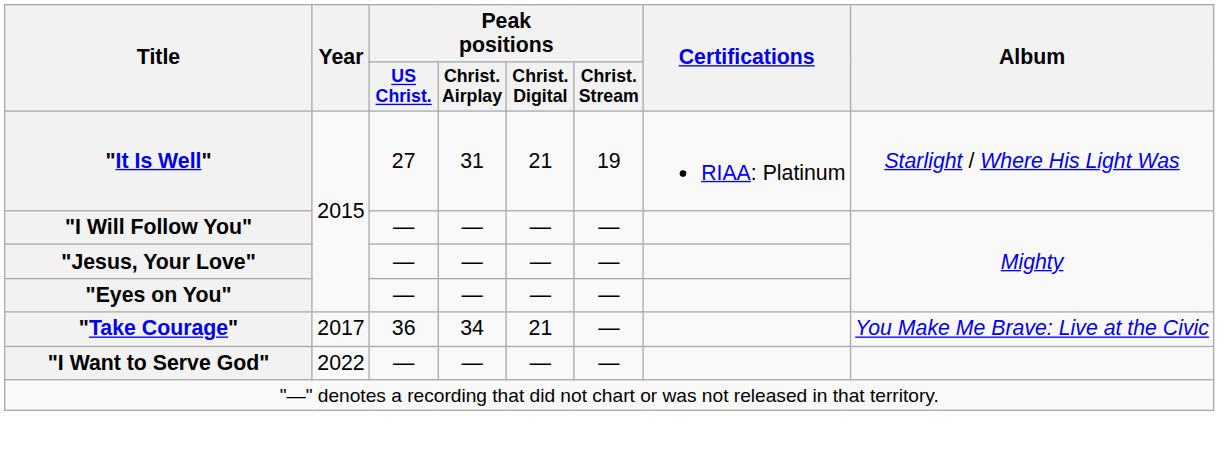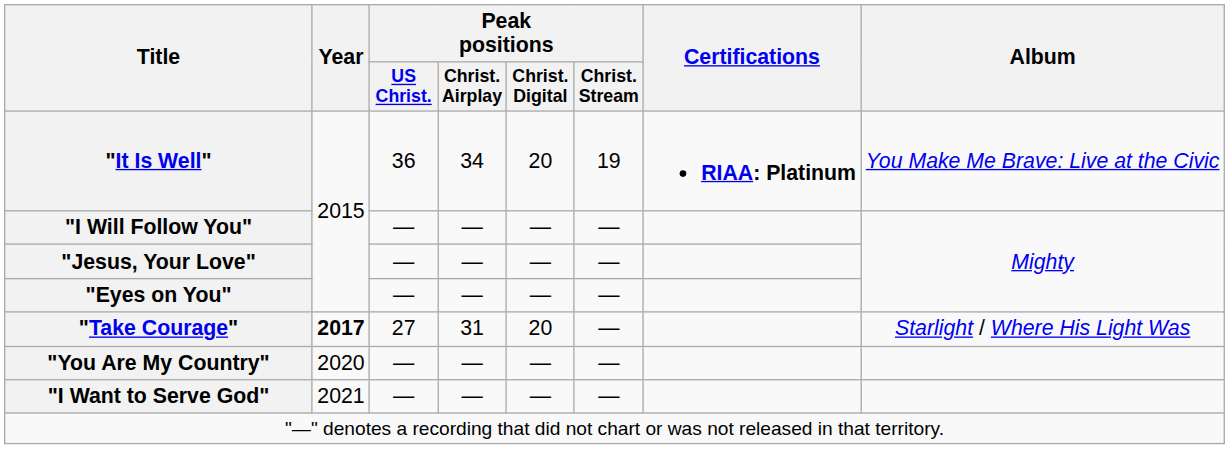(404, 160) 27 -> (404, 160) 36
(472, 160) 31 -> (472, 160) 34
(540, 160) 21 -> (540, 160) 20
(747, 173) normal -> (752, 173) bold
(1032, 160) Starlight / Where His Light Was -> (1043, 160) You Make Me Brave: Live at the Civic
(341, 328) normal -> (341, 328) bold
(404, 328) 36 -> (404, 328) 27
(472, 328) 34 -> (472, 328) 31
(540, 328) 21 -> (540, 328) 20
(1032, 328) You Make Me Brave: Live at the Civic -> (1043, 328) Starlight / Where His Light Was
+ row: (159, 362)
(341, 362) 2022 -> (341, 396) 2021
